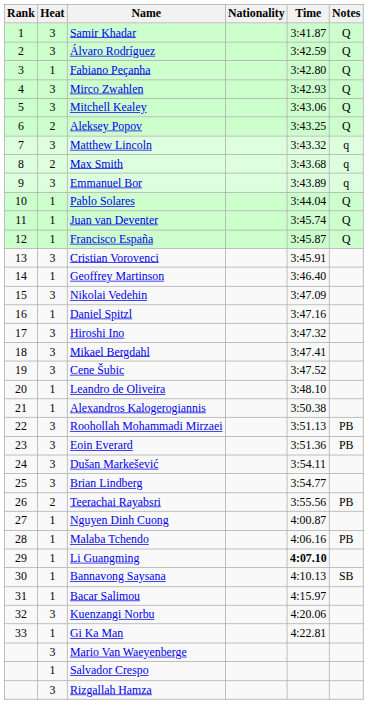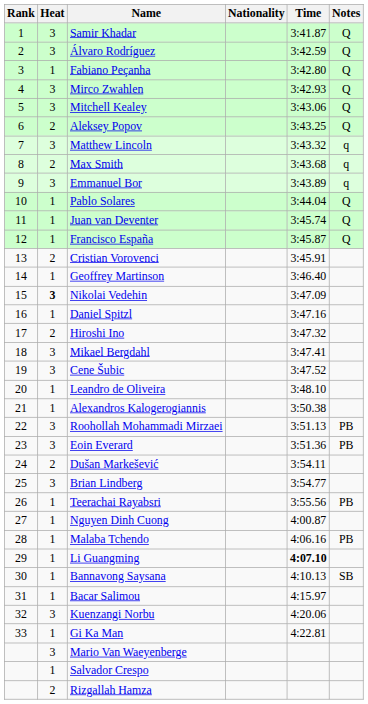(52, 257) 3 -> (52, 257) 2
(52, 295) normal -> (52, 295) bold
(52, 333) 3 -> (52, 333) 2
(52, 464) 3 -> (52, 464) 2
(52, 502) 2 -> (52, 502) 1
(52, 689) 3 -> (52, 689) 2
